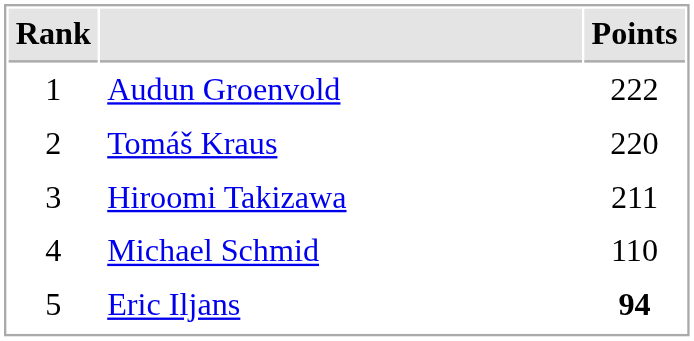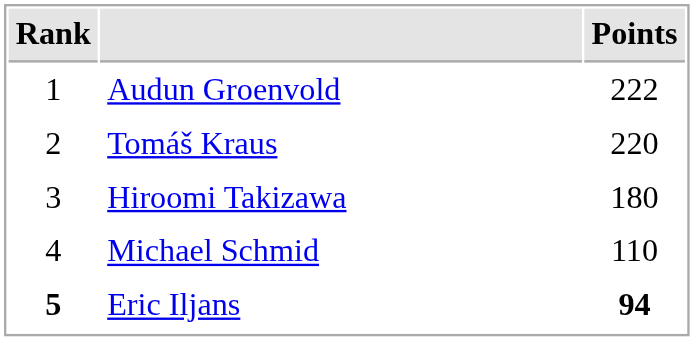(634, 197) 211 -> (634, 197) 180
(53, 305) normal -> (53, 305) bold
